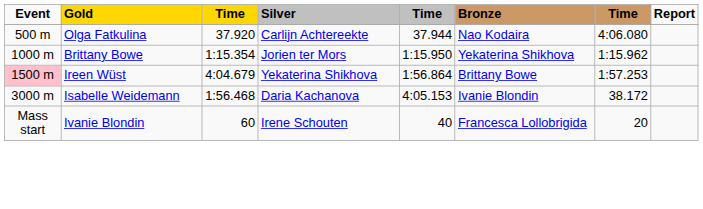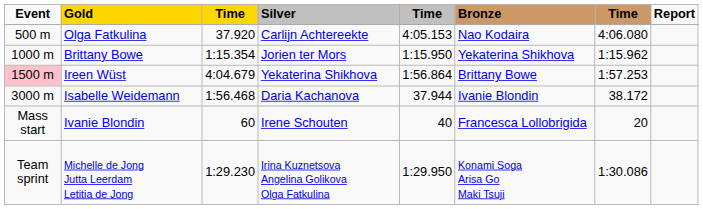(433, 34) 37.944 -> (427, 34) 4:05.153
(427, 95) 4:05.153 -> (433, 95) 37.944
+ row: (104, 180)
